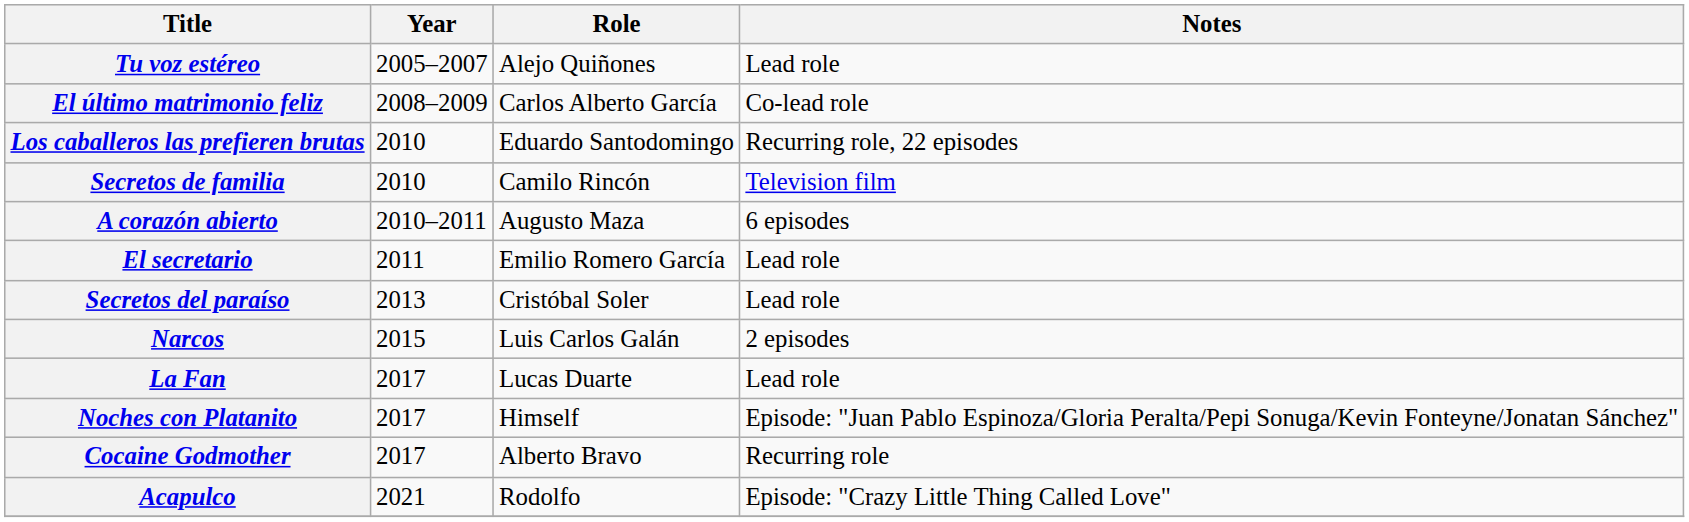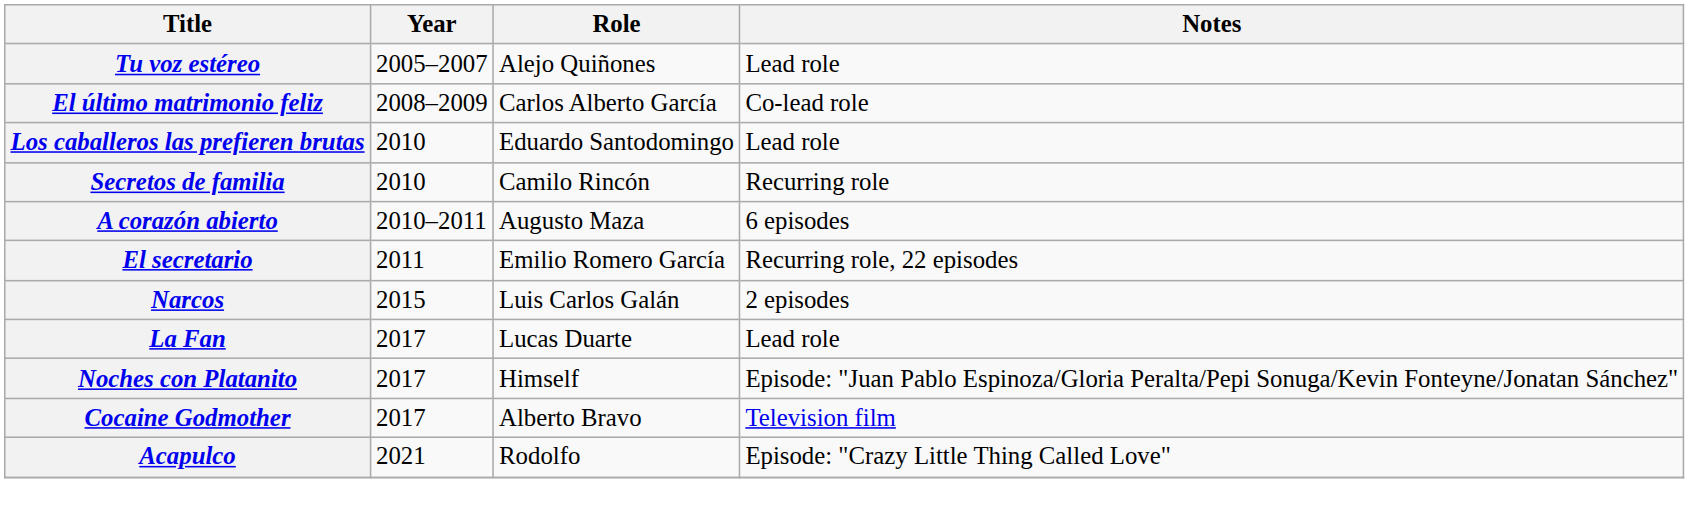(882, 142) Recurring role, 22 episodes -> (793, 142) Lead role
(821, 181) Television film -> (817, 181) Recurring role
(793, 260) Lead role -> (882, 260) Recurring role, 22 episodes
- row: (188, 299)
(817, 456) Recurring role -> (821, 417) Television film
